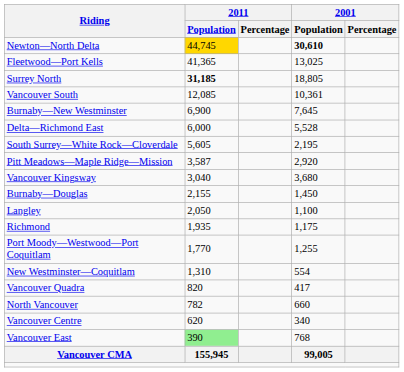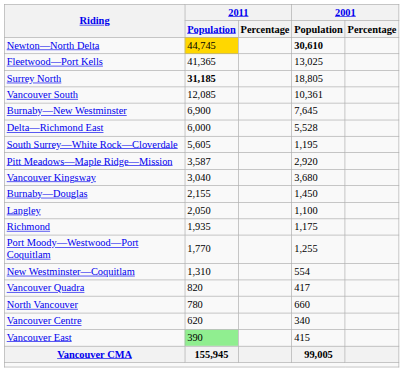(306, 144) 2,195 -> (306, 144) 1,195
(195, 304) 782 -> (195, 304) 780
(302, 337) 768 -> (302, 337) 415
